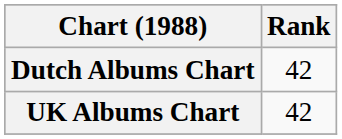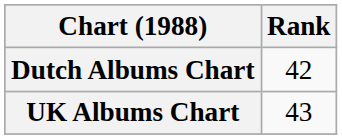(299, 112) 42 -> (299, 112) 43
